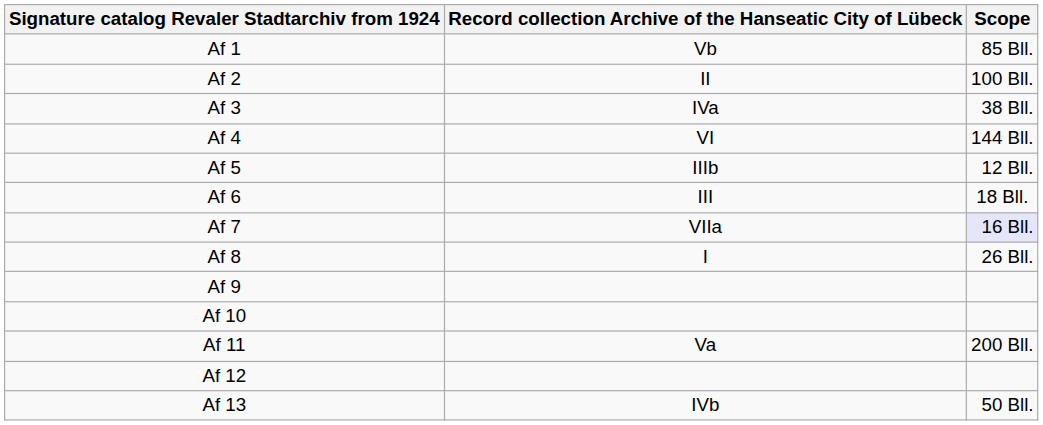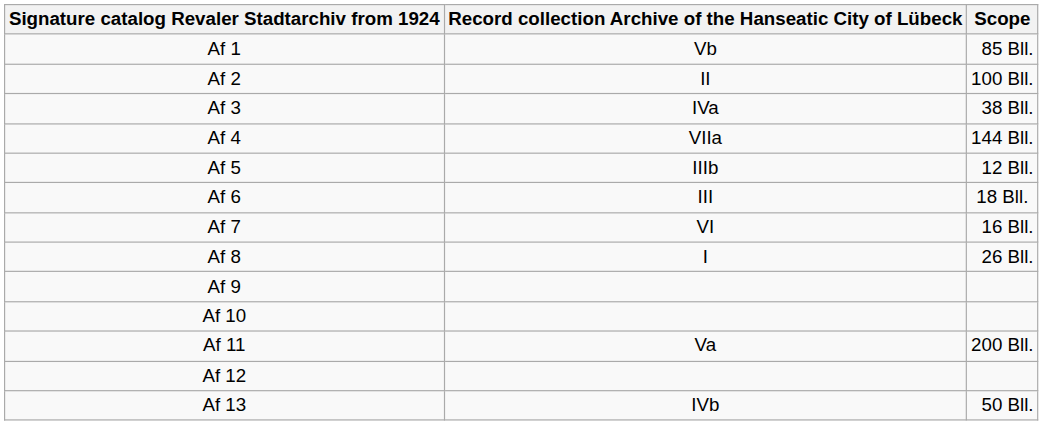(705, 138) VI -> (705, 138) VIIa
(705, 227) VIIa -> (705, 227) VI
(1008, 227) lavender background -> (1008, 227) no background
